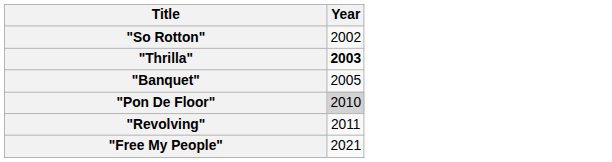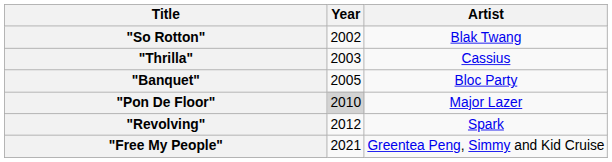+ column: (486, 15)
(346, 59) bold -> (346, 59) normal
(346, 124) 2011 -> (346, 124) 2012
